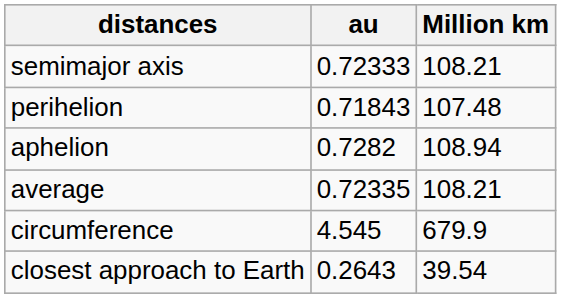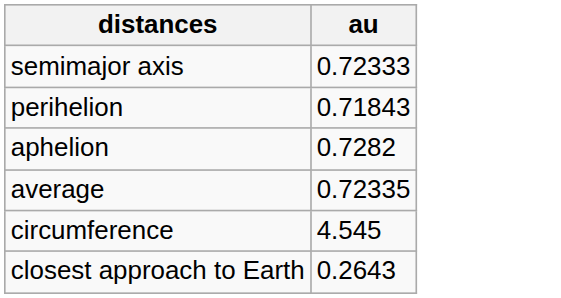- column: (486, 25)
